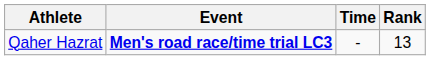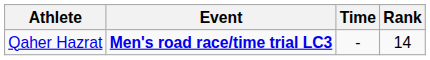(403, 42) 13 -> (403, 42) 14
